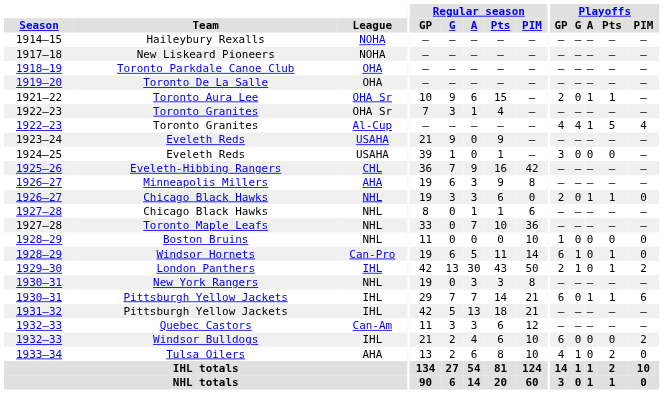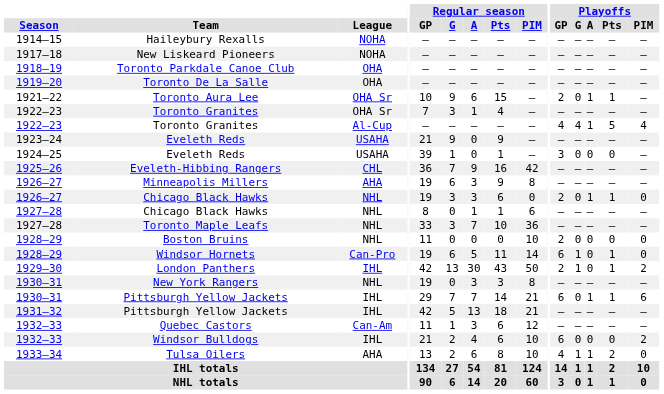(452, 225) 0 -> (452, 225) 3
(561, 240) 1 -> (561, 240) 2
(452, 325) 3 -> (452, 325) 1
(590, 354) 0 -> (590, 354) 1
